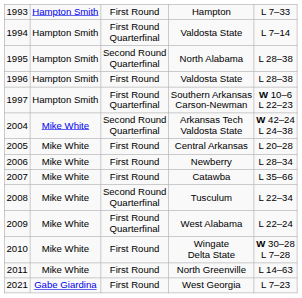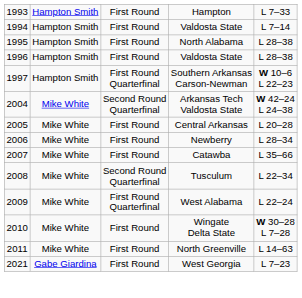(135, 32) First Round Quarterfinal -> (135, 27) First Round
(135, 58) Second Round Quarterfinal -> (135, 42) First Round
